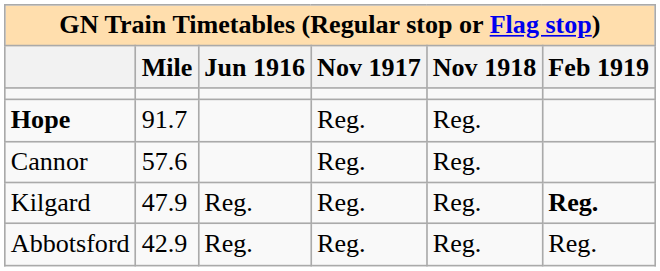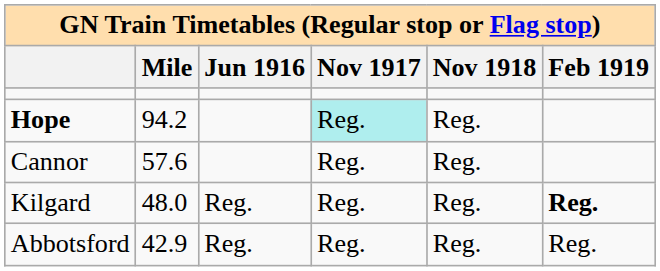(164, 119) 91.7 -> (164, 119) 94.2
(341, 119) no background -> (341, 119) paleturquoise background
(164, 202) 47.9 -> (164, 202) 48.0
